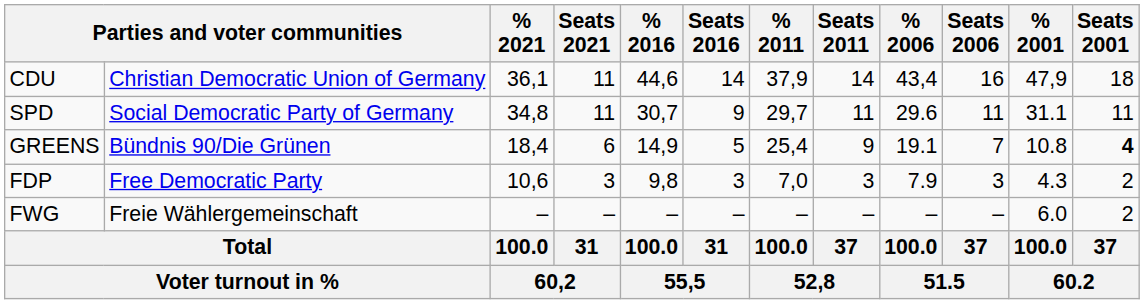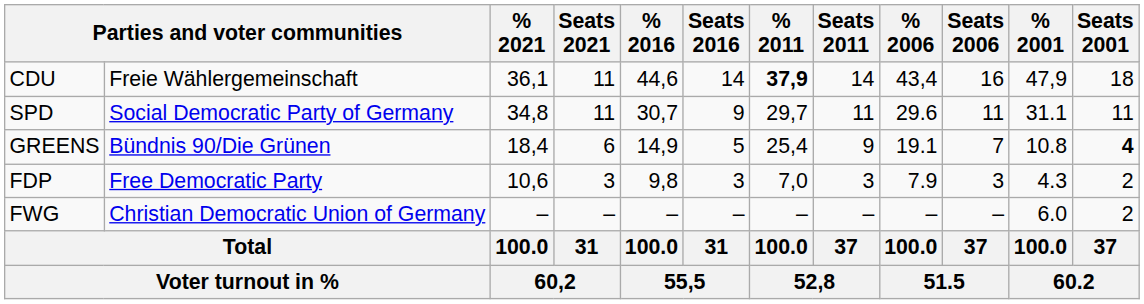(297, 79) Christian Democratic Union of Germany -> (233, 79) Freie Wählergemeinschaft
(787, 79) normal -> (787, 79) bold
(233, 214) Freie Wählergemeinschaft -> (297, 214) Christian Democratic Union of Germany
